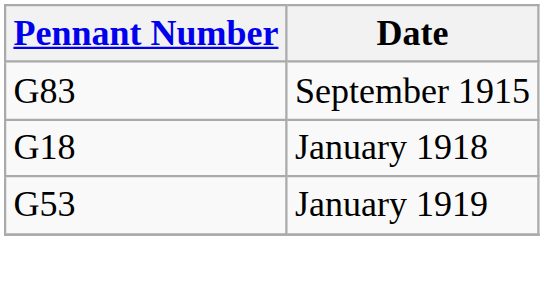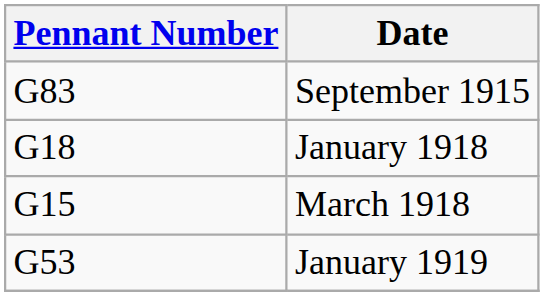+ row: (383, 204)
